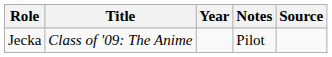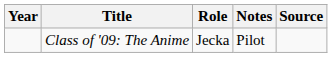columns swapped: (214, 16) <-> (25, 16)
